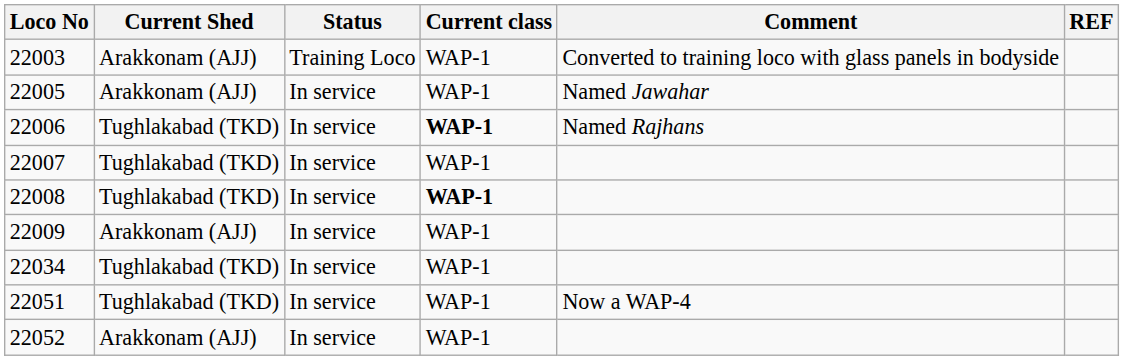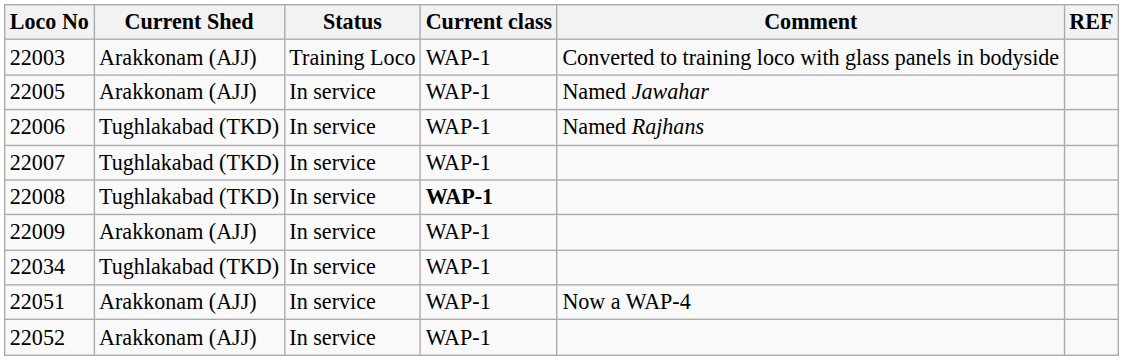(459, 127) bold -> (458, 127) normal
(189, 302) Tughlakabad (TKD) -> (178, 302) Arakkonam (AJJ)
